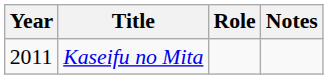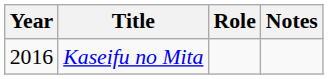(31, 56) 2011 -> (31, 56) 2016
